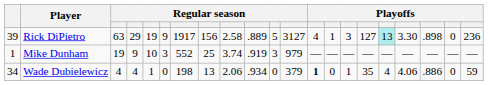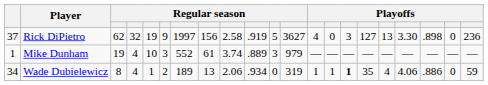(13, 36) 39 -> (13, 36) 37
(119, 36) 63 -> (119, 36) 62
(135, 36) 29 -> (135, 36) 32
(184, 36) 1917 -> (184, 36) 1997
(257, 36) .889 -> (257, 36) .919
(294, 36) 3127 -> (294, 36) 3627
(332, 36) 1 -> (332, 36) 0
(387, 36) paleturquoise background -> (387, 36) no background
(135, 54) 9 -> (135, 54) 4
(209, 54) 25 -> (209, 54) 61
(257, 54) .919 -> (257, 54) .889
(119, 71) 4 -> (119, 71) 8
(165, 71) 0 -> (165, 71) 2
(184, 71) 198 -> (184, 71) 189
(294, 71) 379 -> (294, 71) 319
(316, 71) bold -> (316, 71) normal
(332, 71) 0 -> (332, 71) 1
(349, 71) normal -> (349, 71) bold
